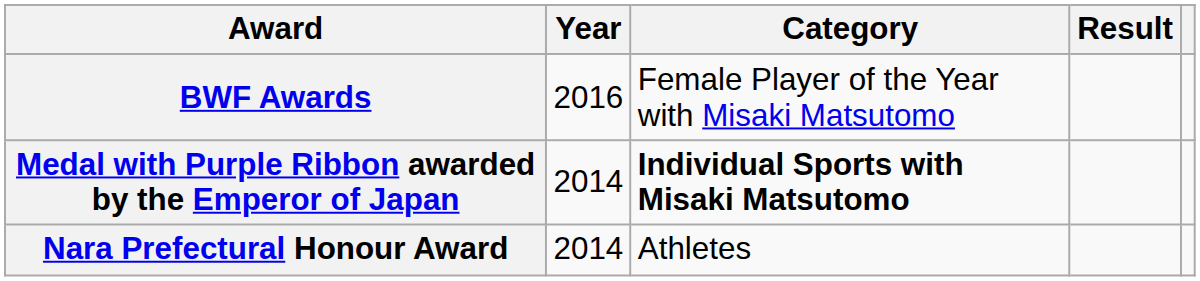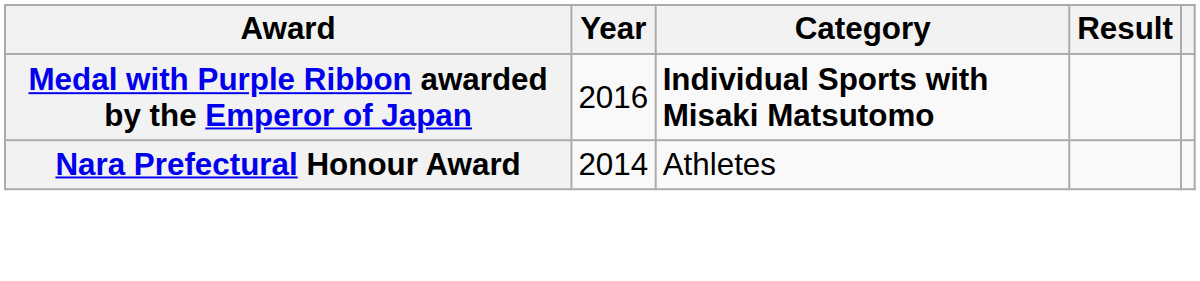- row: (276, 96)
(588, 181) 2014 -> (613, 96) 2016
